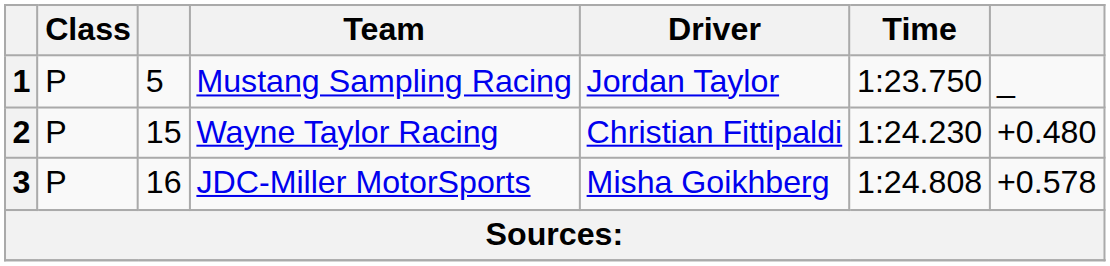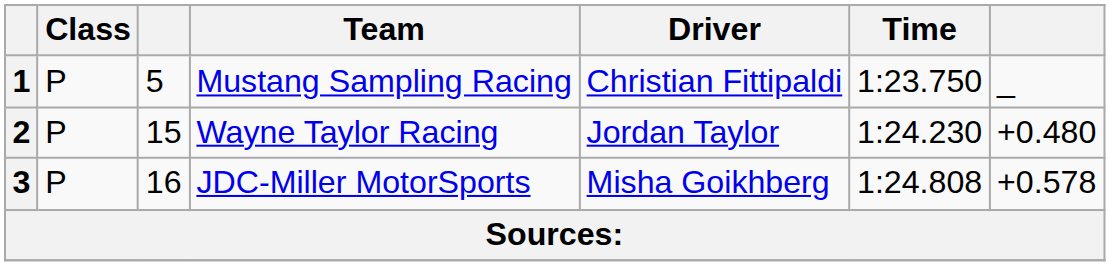(683, 81) Jordan Taylor -> (714, 81) Christian Fittipaldi
(714, 132) Christian Fittipaldi -> (683, 132) Jordan Taylor
